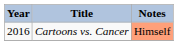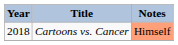(18, 31) 2016 -> (18, 31) 2018
